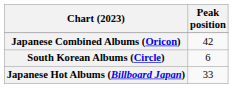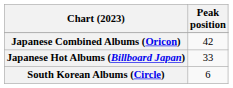rows swapped: (96, 74) <-> (96, 58)
